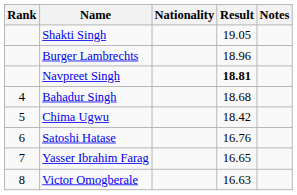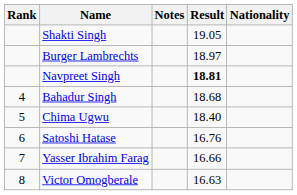columns swapped: (184, 14) <-> (274, 14)
(237, 56) 18.96 -> (207, 56) 18.97
(237, 117) 18.42 -> (207, 117) 18.40
(237, 158) 16.65 -> (207, 158) 16.66
